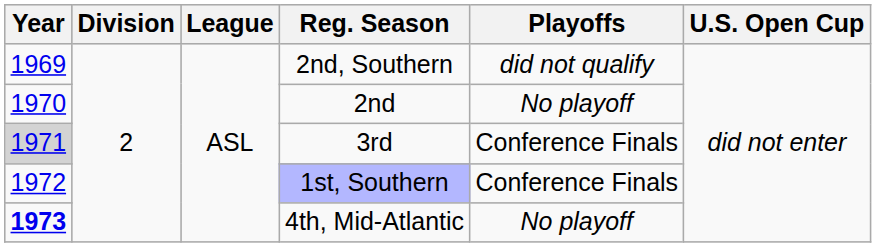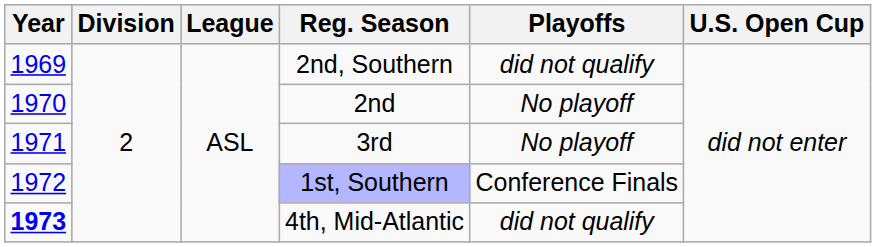(38, 143) lightgrey background -> (38, 143) no background
(577, 143) Conference Finals -> (577, 143) No playoff
(577, 222) No playoff -> (577, 222) did not qualify
